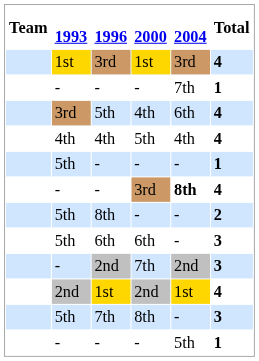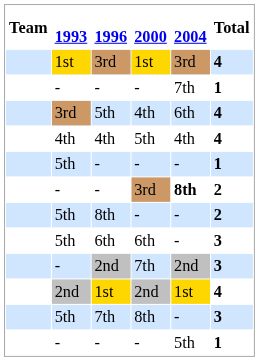(218, 189) 4 -> (218, 189) 2
